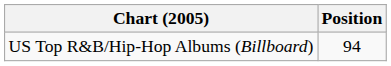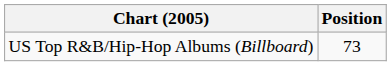(352, 46) 94 -> (352, 46) 73
